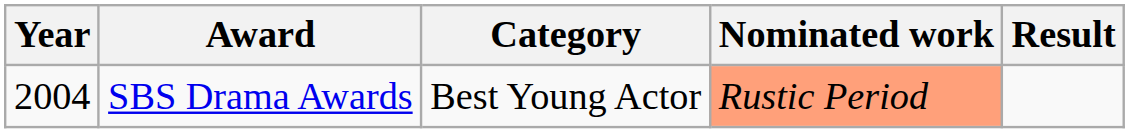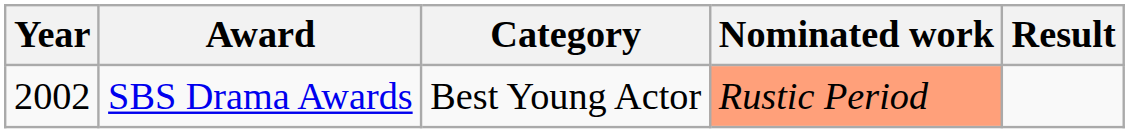(52, 95) 2004 -> (52, 95) 2002
